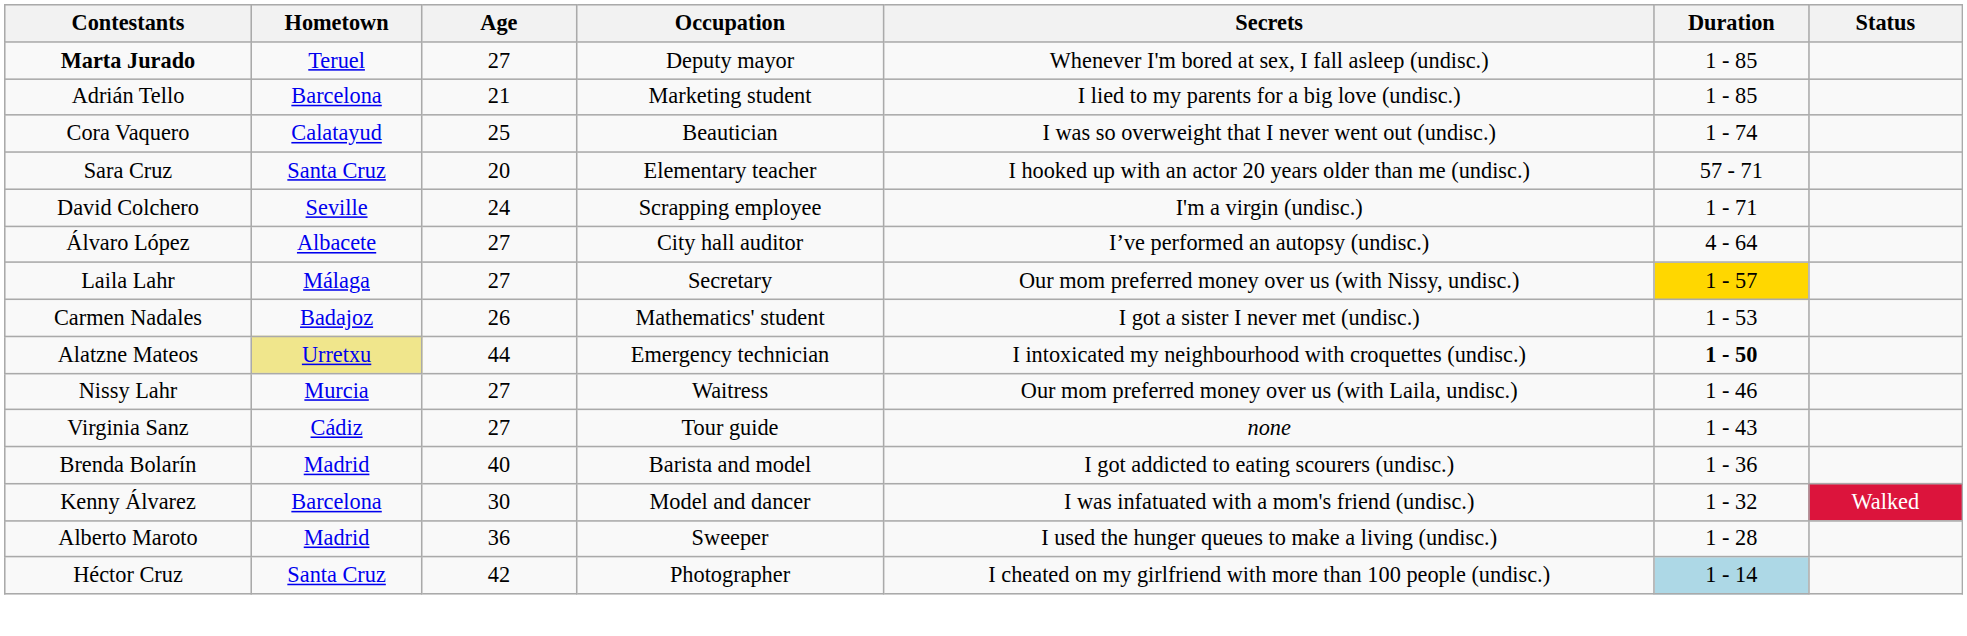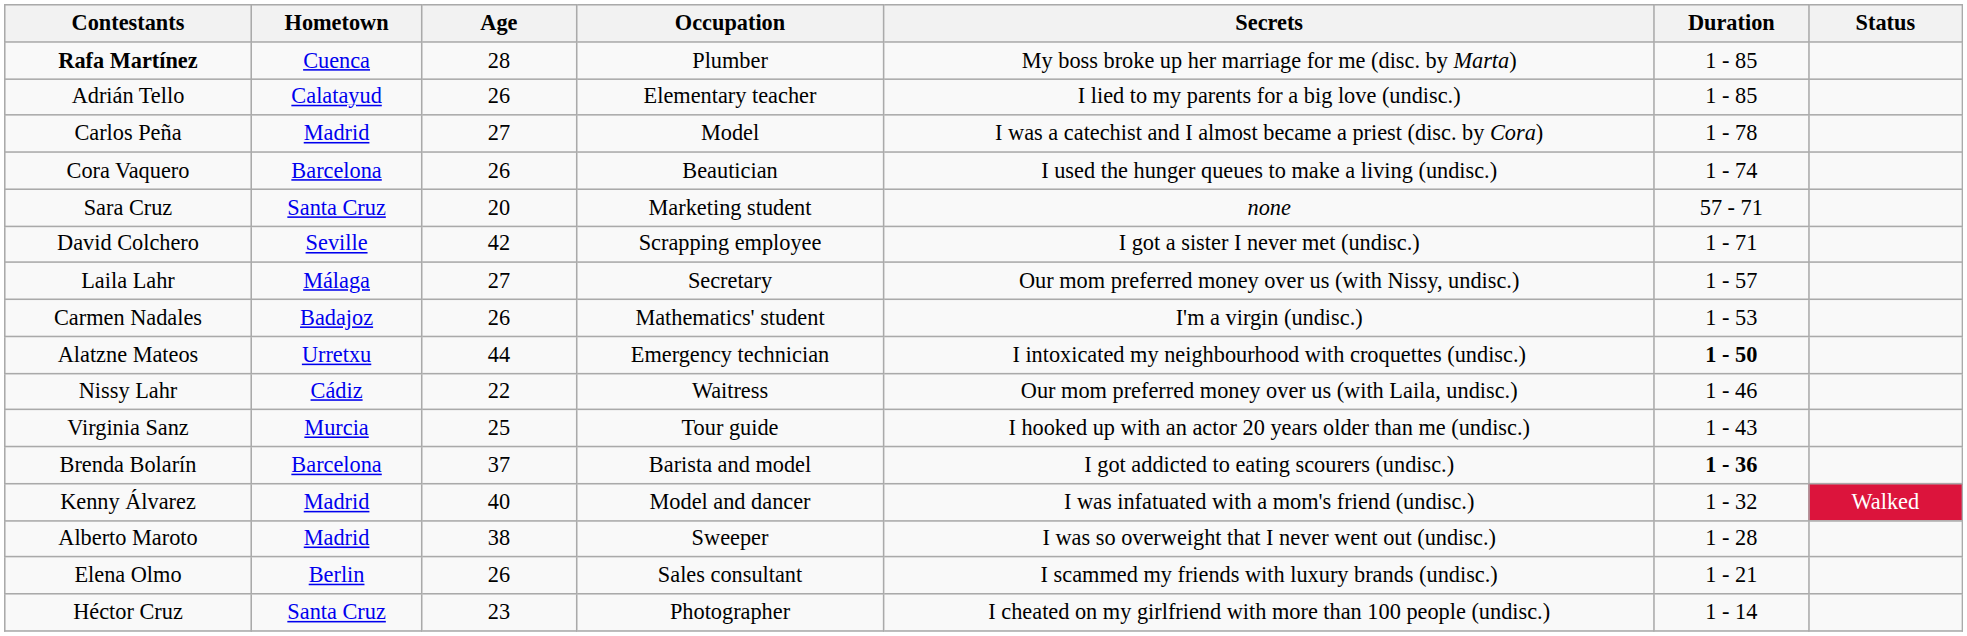+ row: (128, 59)
- row: (128, 59)
(337, 96) Barcelona -> (337, 96) Calatayud
(499, 96) 21 -> (499, 96) 26
(730, 96) Marketing student -> (730, 96) Elementary teacher
+ row: (128, 133)
(337, 133) Calatayud -> (337, 170) Barcelona
(499, 133) 25 -> (499, 170) 26
(1269, 133) I was so overweight that I never went out (undisc.) -> (1269, 170) I used the hunger queues to make a living (undisc.)
(730, 170) Elementary teacher -> (730, 206) Marketing student
(1269, 170) I hooked up with an actor 20 years older than me (undisc.) -> (1269, 206) none
(499, 206) 24 -> (499, 243) 42
(1269, 206) I'm a virgin (undisc.) -> (1269, 243) I got a sister I never met (undisc.)
- row: (128, 243)
(1731, 280) gold background -> (1731, 280) no background
(1269, 317) I got a sister I never met (undisc.) -> (1269, 317) I'm a virgin (undisc.)
(337, 354) khaki background -> (337, 354) no background
(337, 391) Murcia -> (337, 391) Cádiz
(499, 391) 27 -> (499, 391) 22
(337, 427) Cádiz -> (337, 427) Murcia
(499, 427) 27 -> (499, 427) 25
(1269, 427) none -> (1269, 427) I hooked up with an actor 20 years older than me (undisc.)
(337, 464) Madrid -> (337, 464) Barcelona
(499, 464) 40 -> (499, 464) 37
(1731, 464) normal -> (1731, 464) bold
(337, 501) Barcelona -> (337, 501) Madrid
(499, 501) 30 -> (499, 501) 40
(499, 538) 36 -> (499, 538) 38
(1269, 538) I used the hunger queues to make a living (undisc.) -> (1269, 538) I was so overweight that I never went out (undisc.)
+ row: (128, 575)
(499, 575) 42 -> (499, 611) 23
(1731, 575) lightblue background -> (1731, 611) no background
